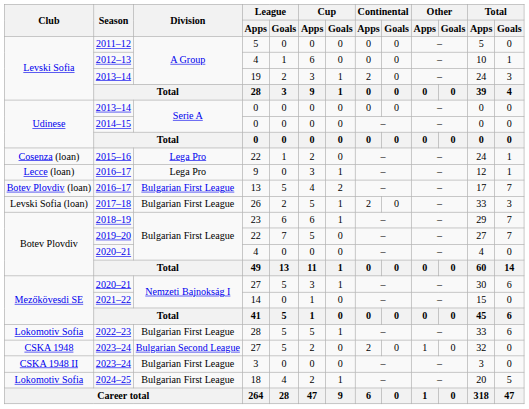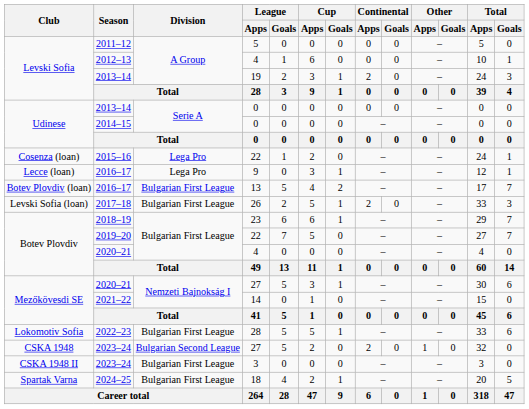(49, 380) Lokomotiv Sofia -> (49, 380) Spartak Varna
